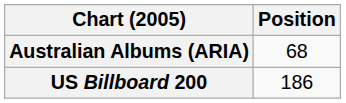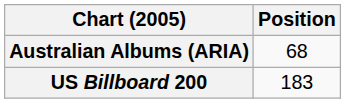(297, 82) 186 -> (297, 82) 183
